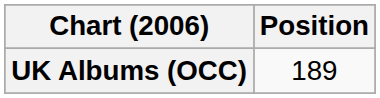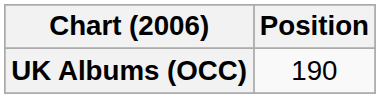(314, 70) 189 -> (314, 70) 190
